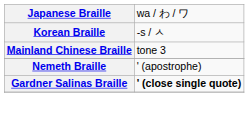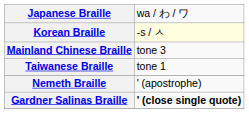(151, 32) no background -> (151, 32) lightyellow background
+ row: (69, 67)
